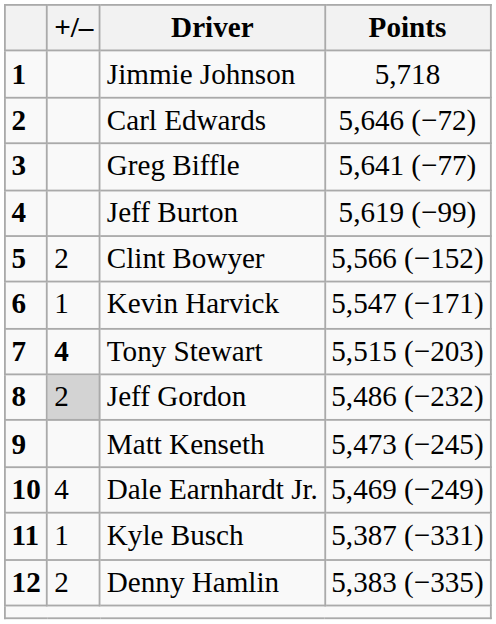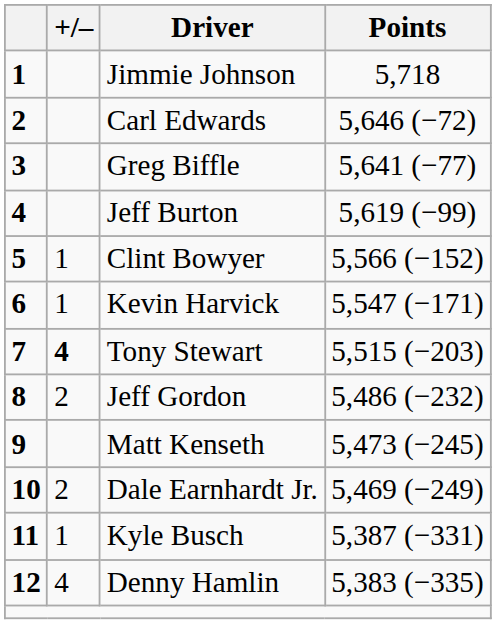(61, 258) 2 -> (61, 258) 1
(61, 397) lightgrey background -> (61, 397) no background
(61, 489) 4 -> (61, 489) 2
(61, 581) 2 -> (61, 581) 4
